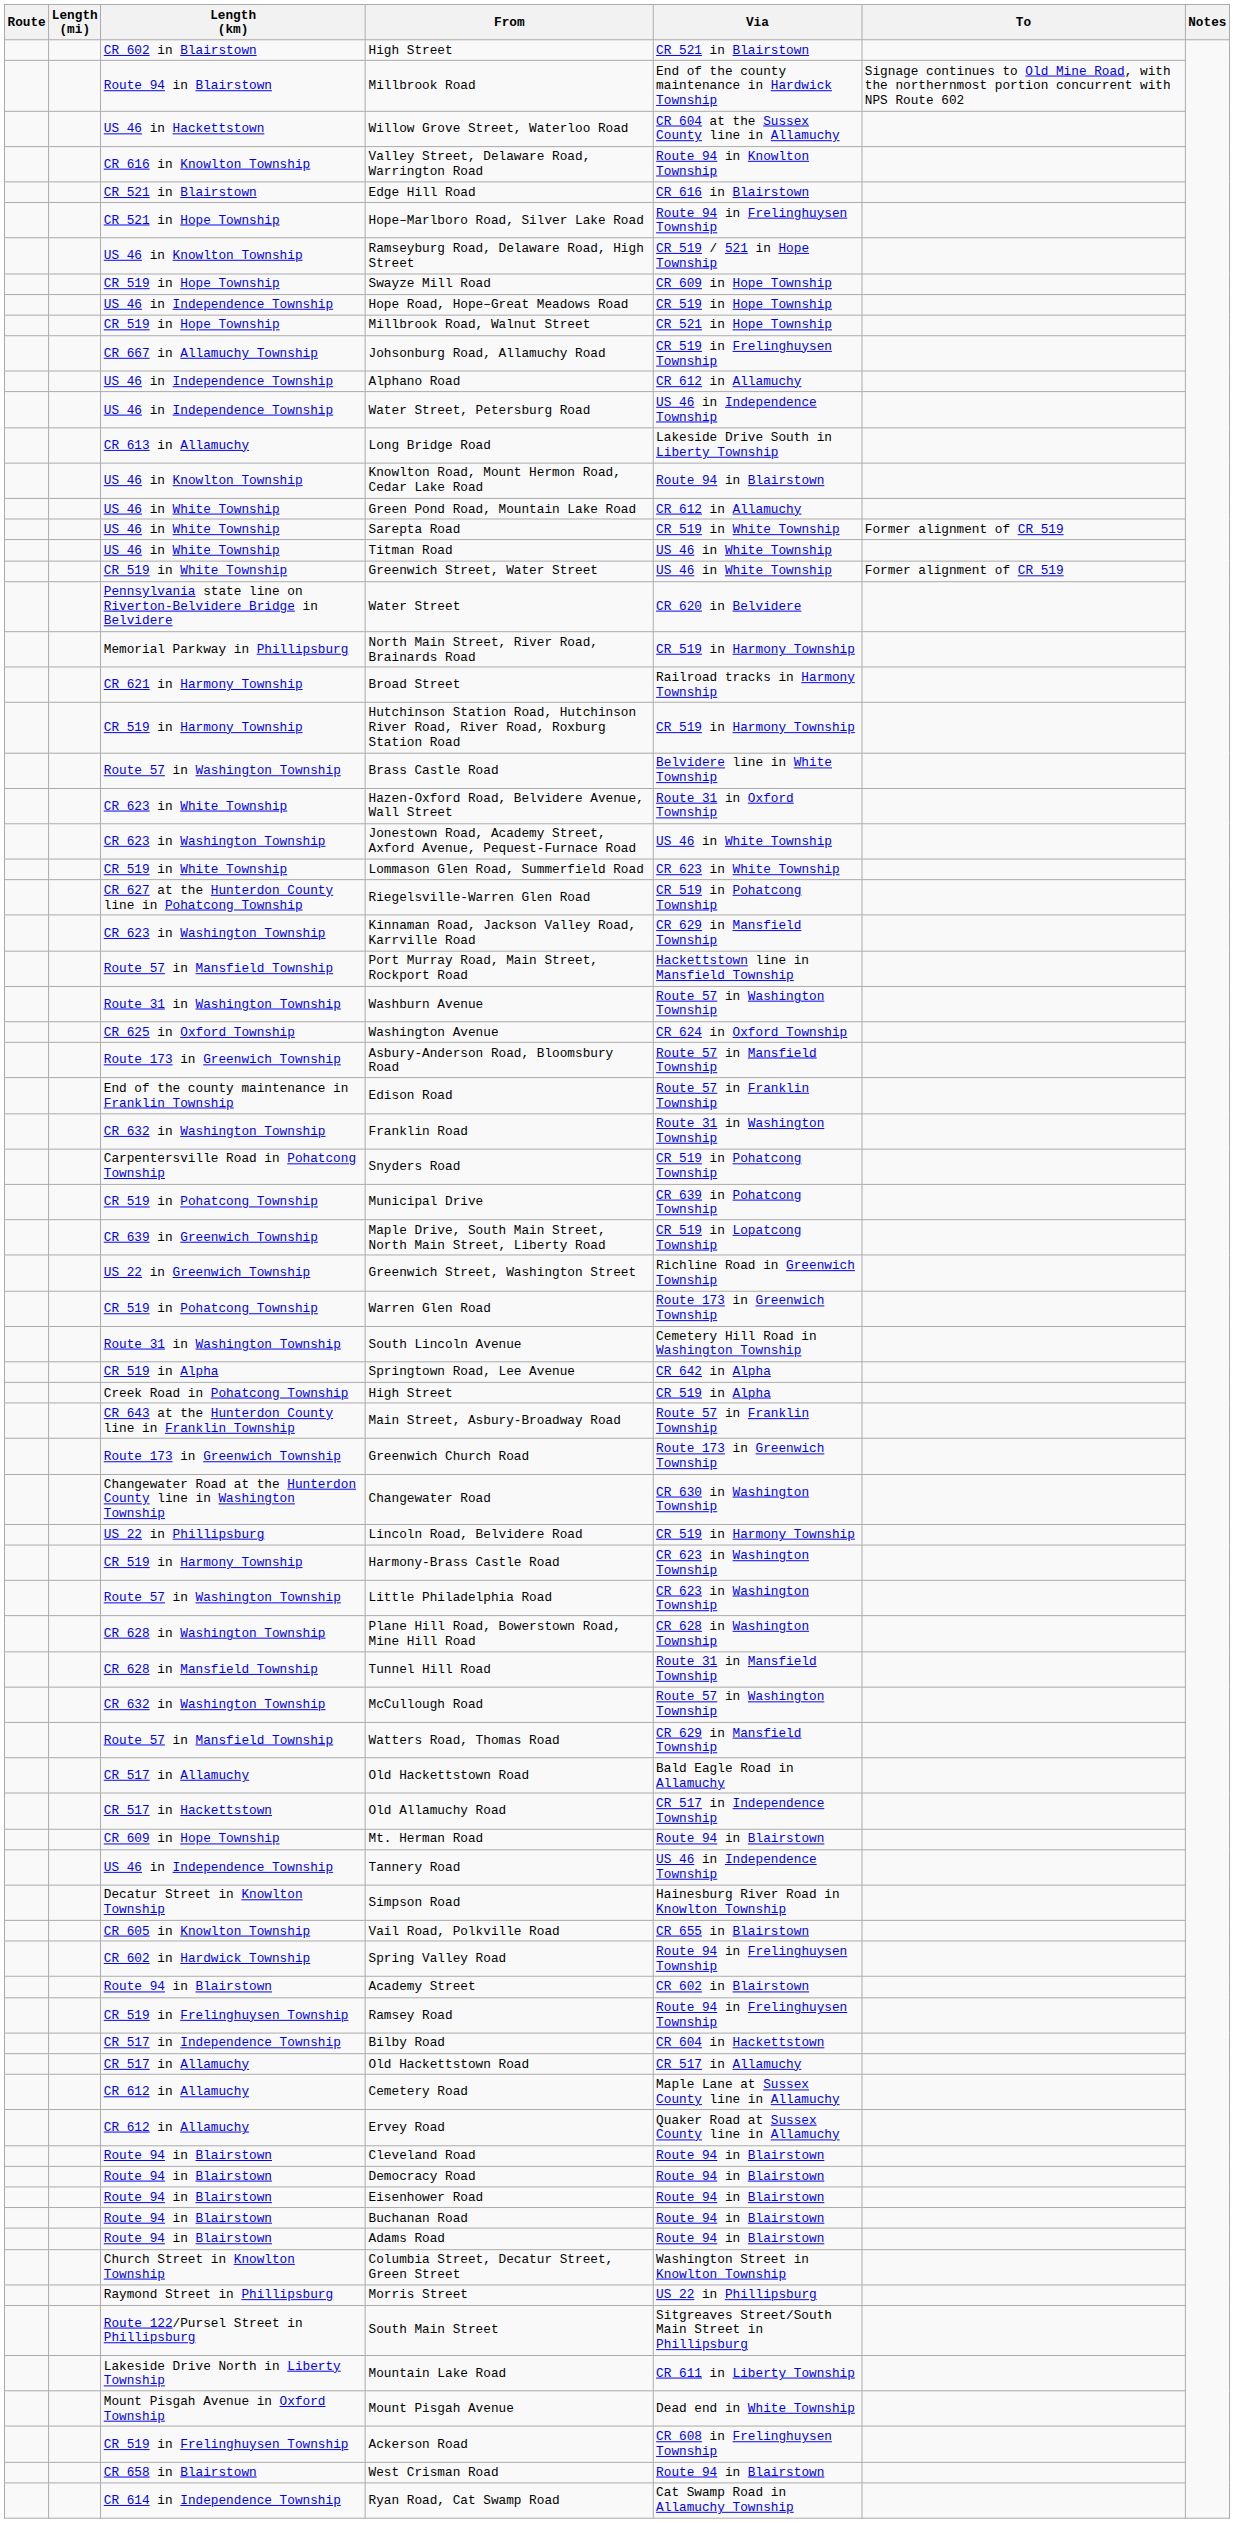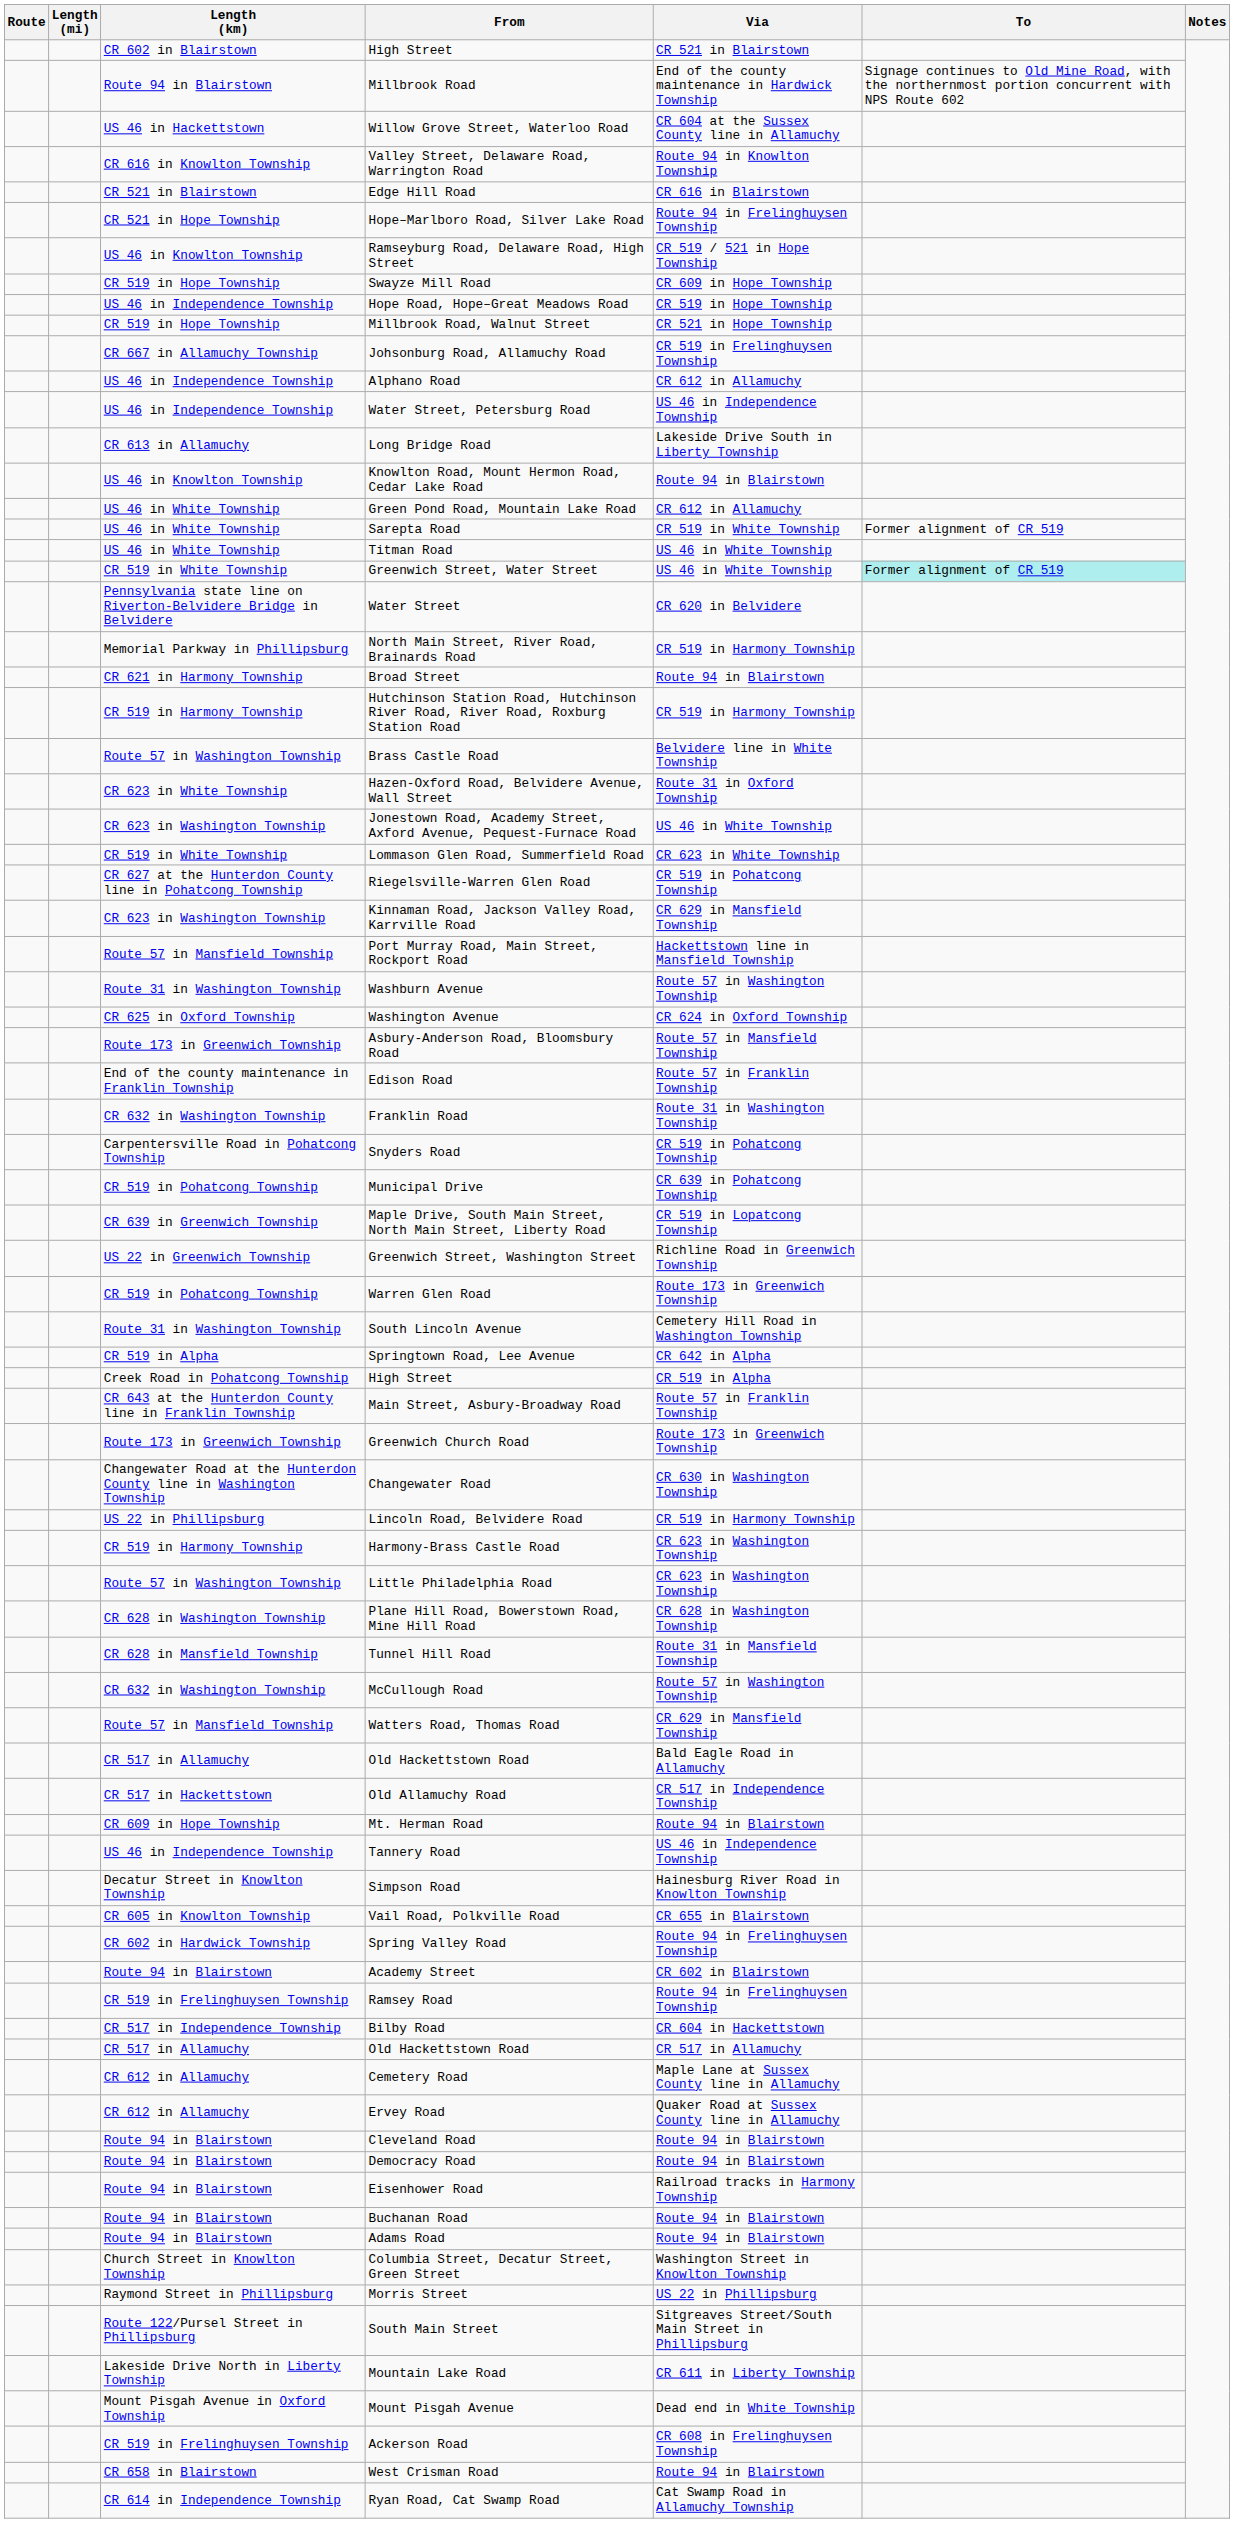(964, 571) no background -> (964, 571) paleturquoise background
(755, 685) Railroad tracks in Harmony Township -> (740, 677) Route 94 in Blairstown
(740, 2197) Route 94 in Blairstown -> (755, 2190) Railroad tracks in Harmony Township
